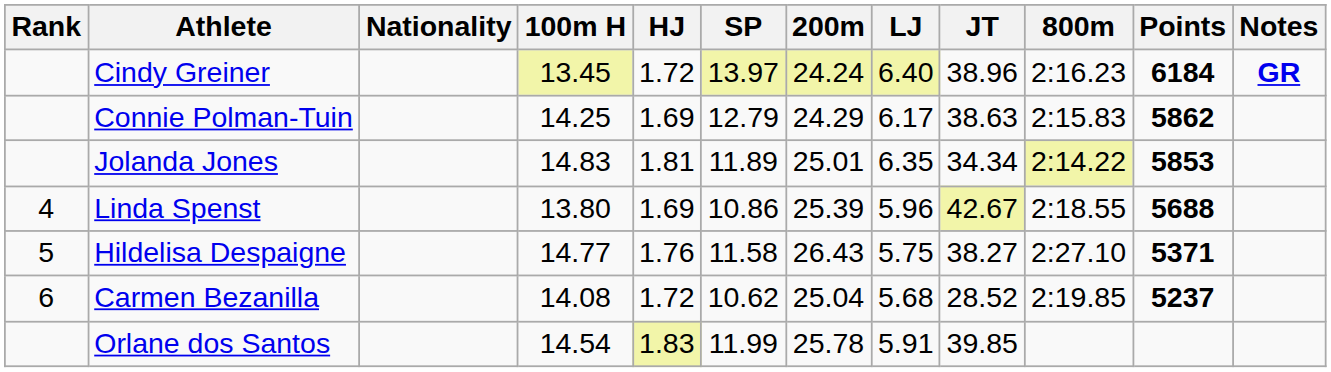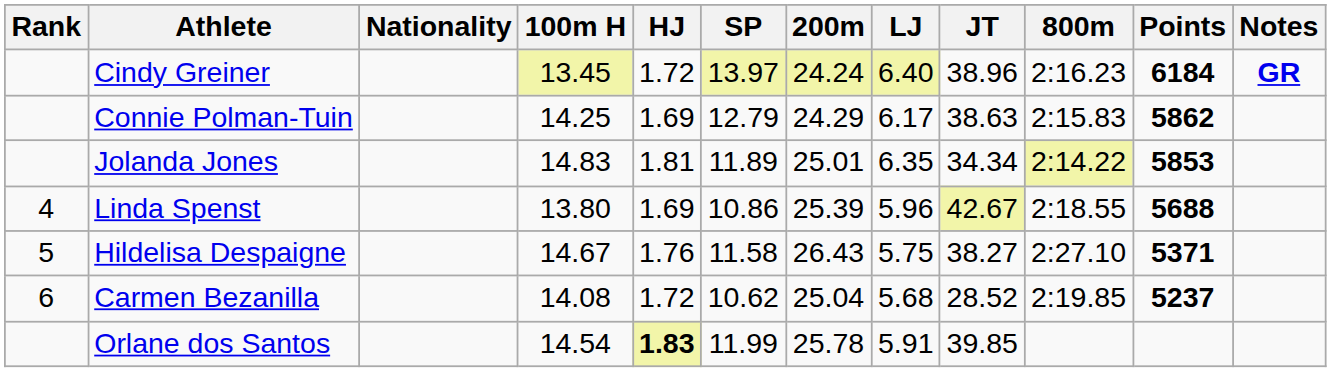(575, 252) 14.77 -> (575, 252) 14.67
(667, 343) normal -> (667, 343) bold
